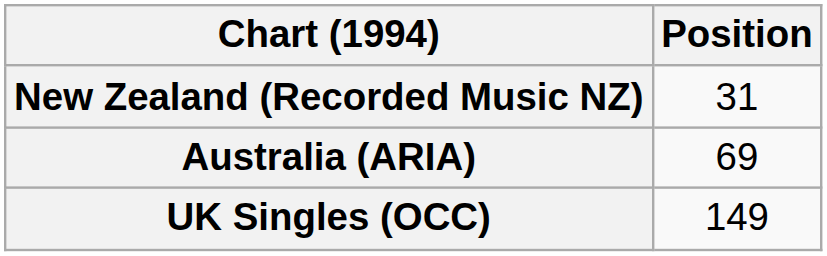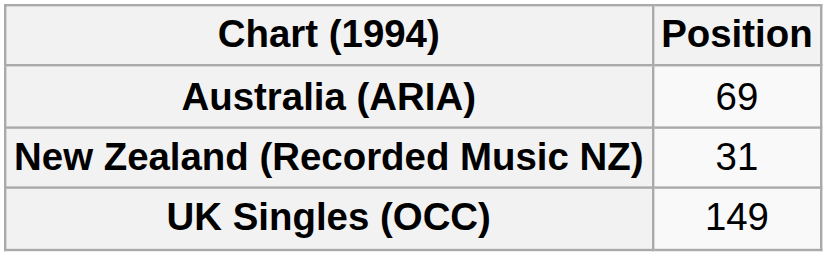rows swapped: (329, 156) <-> (329, 95)
